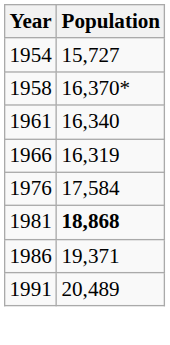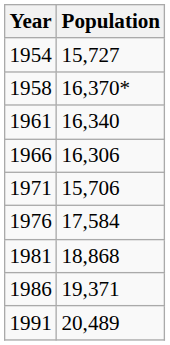(91, 155) 16,319 -> (91, 155) 16,306
+ row: (31, 188)
(91, 222) bold -> (91, 255) normal
